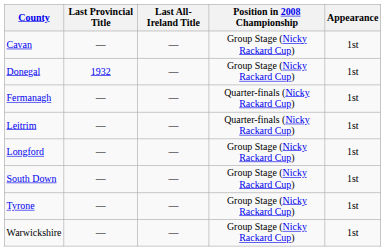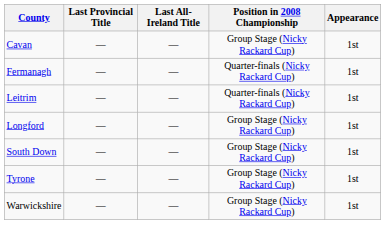- row: (23, 71)
